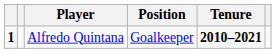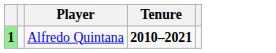- column: (162, 15)
(11, 37) no background -> (11, 37) lightgreen background
